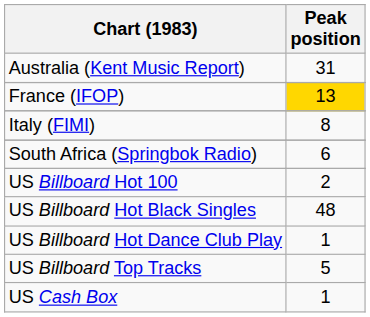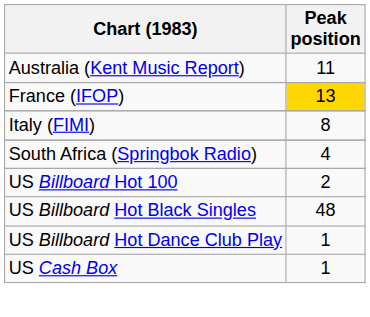(326, 67) 31 -> (326, 67) 11
(326, 153) 6 -> (326, 153) 4
- row: (105, 268)
